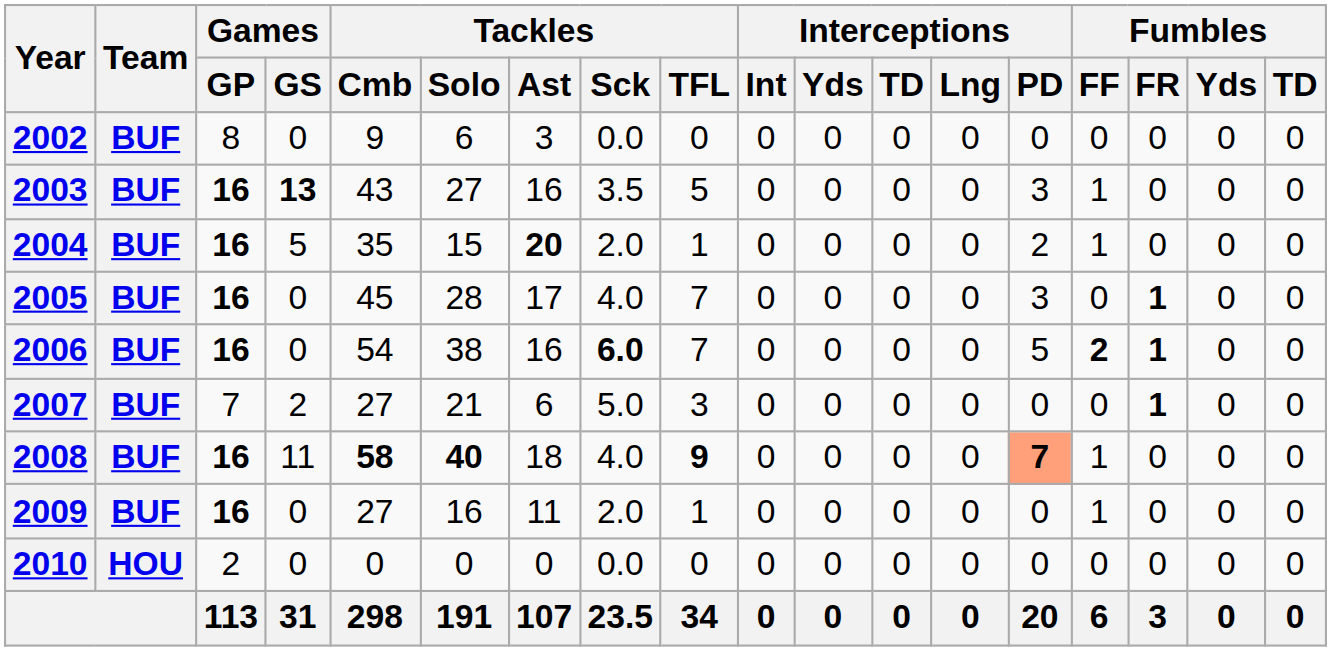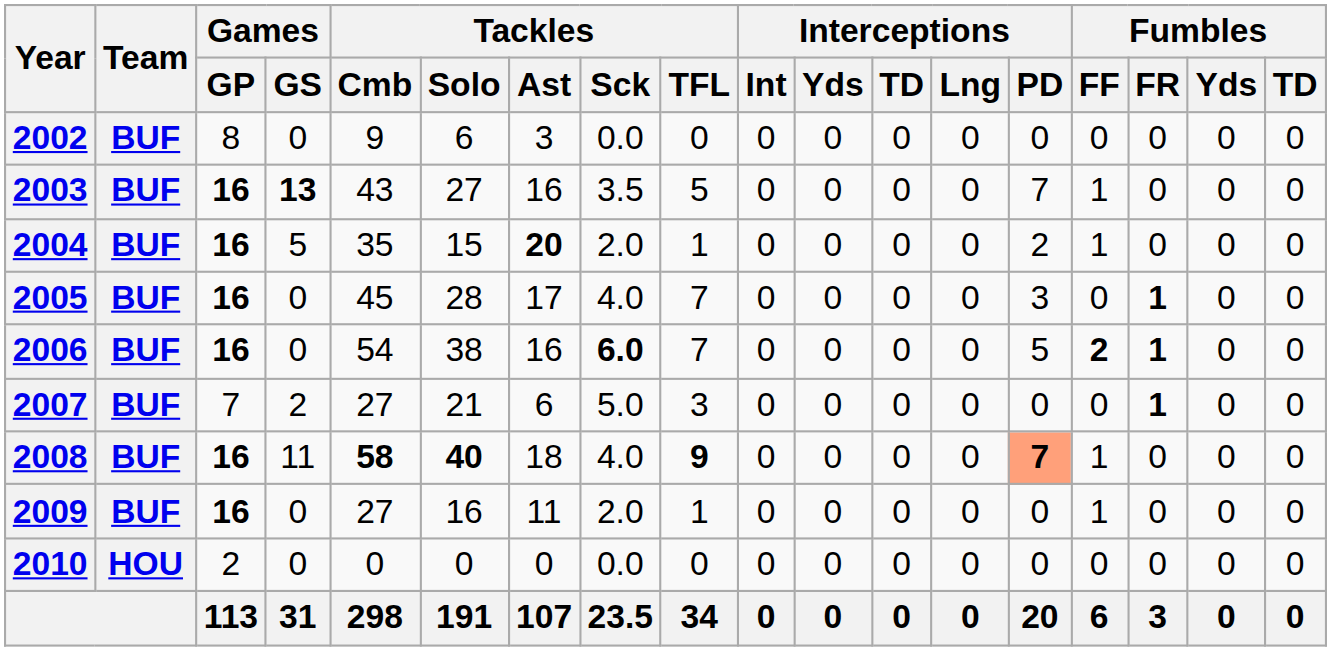(1040, 191) 3 -> (1040, 191) 7
